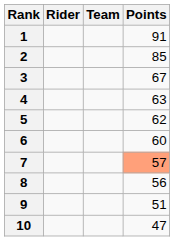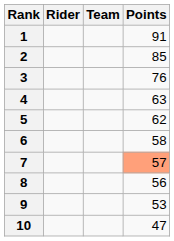(159, 78) 67 -> (159, 78) 76
(159, 141) 60 -> (159, 141) 58
(159, 204) 51 -> (159, 204) 53
